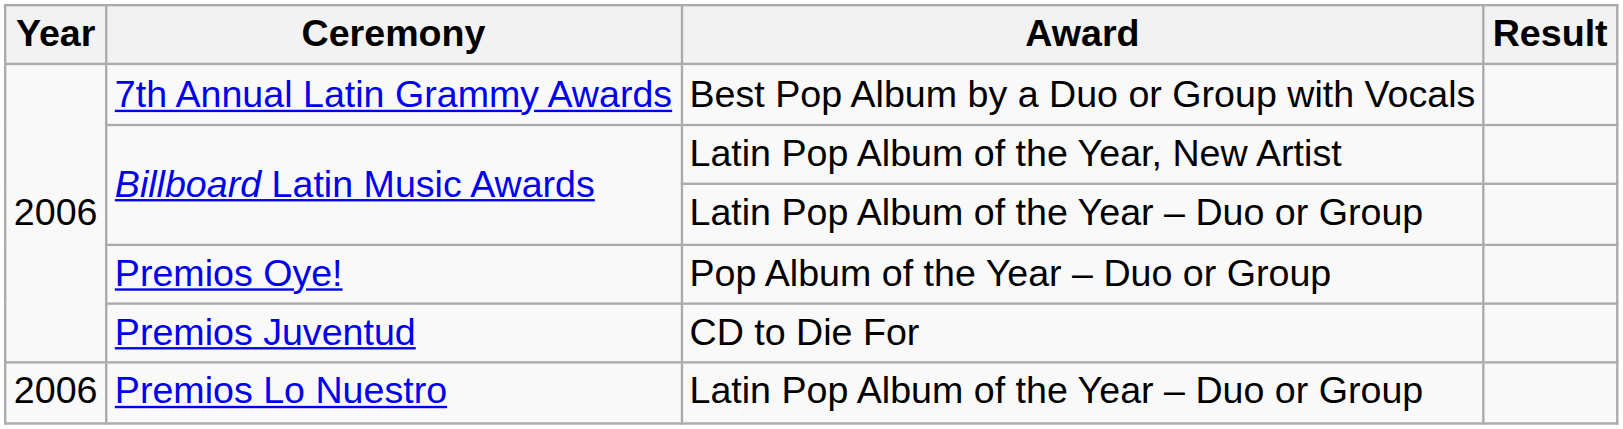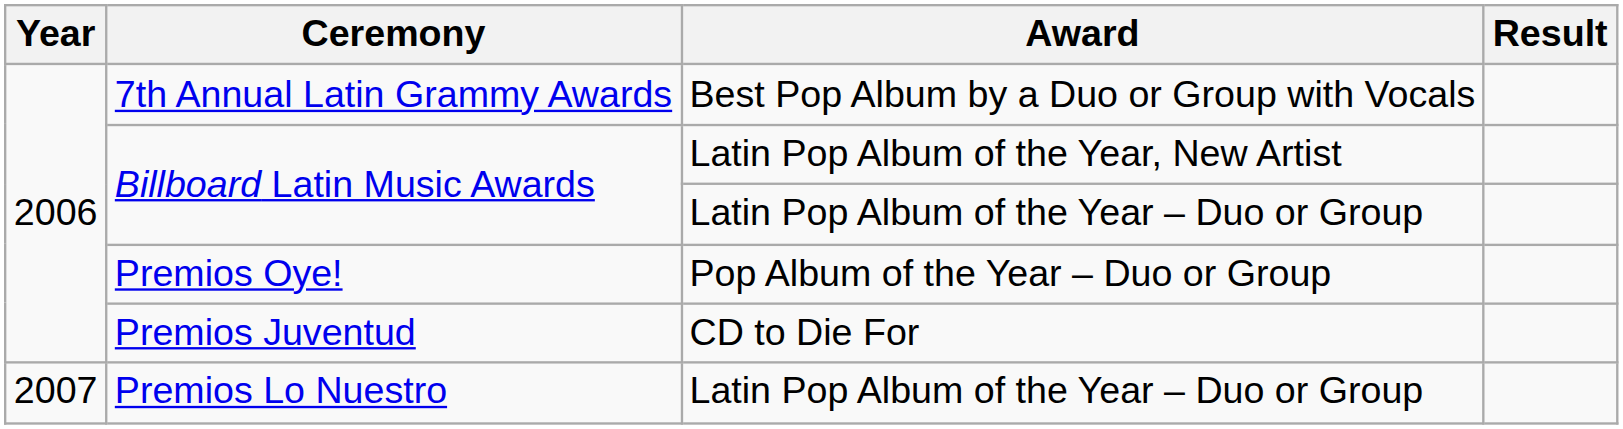(56, 392) 2006 -> (56, 392) 2007
